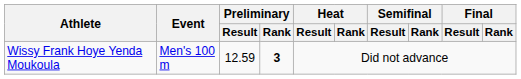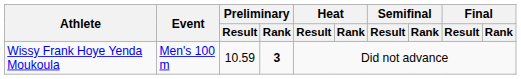(240, 58) 12.59 -> (240, 58) 10.59
